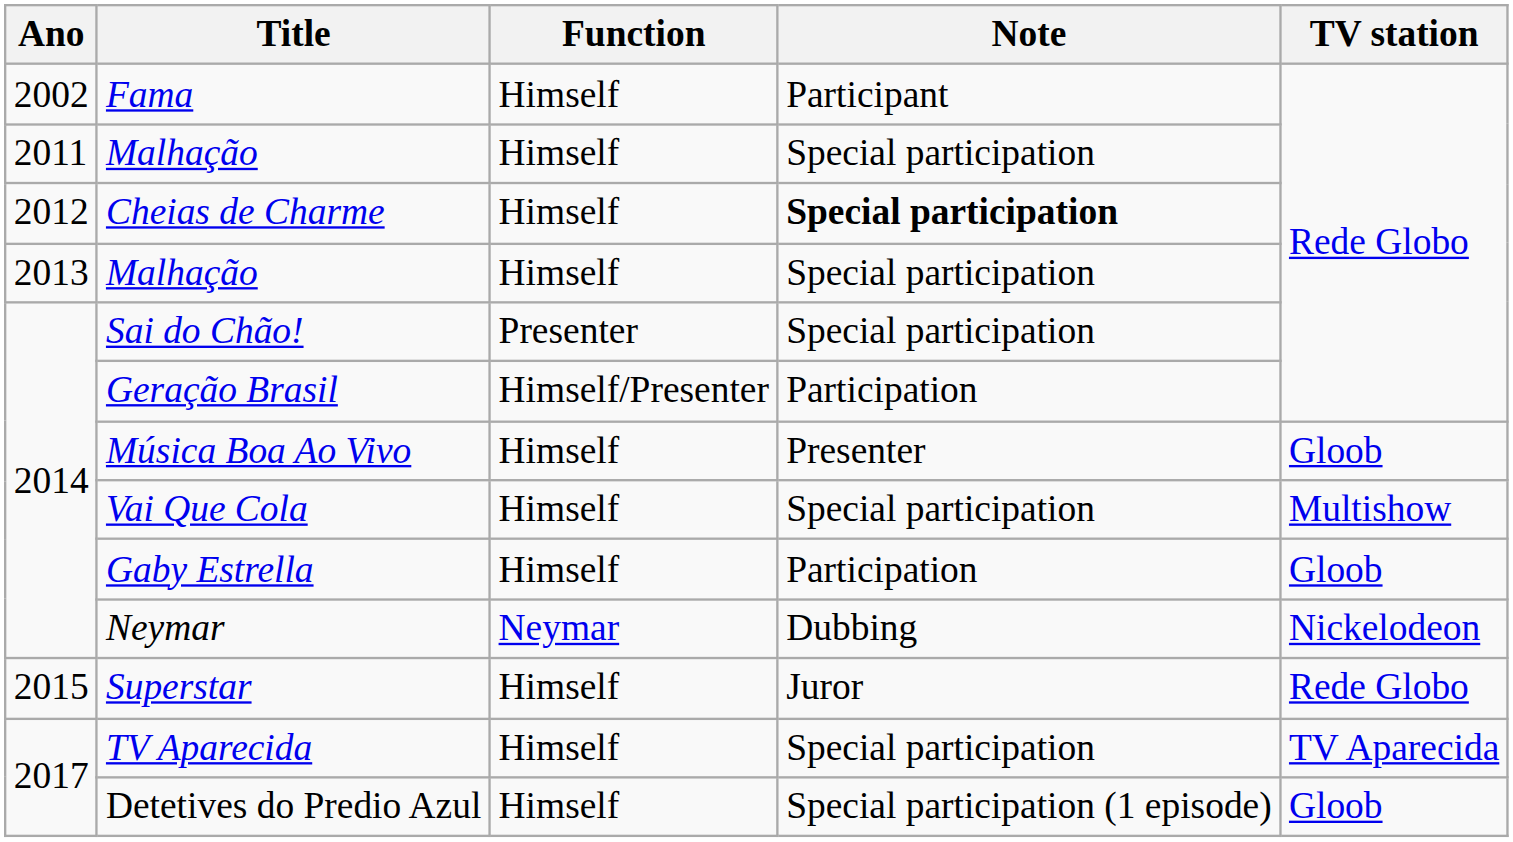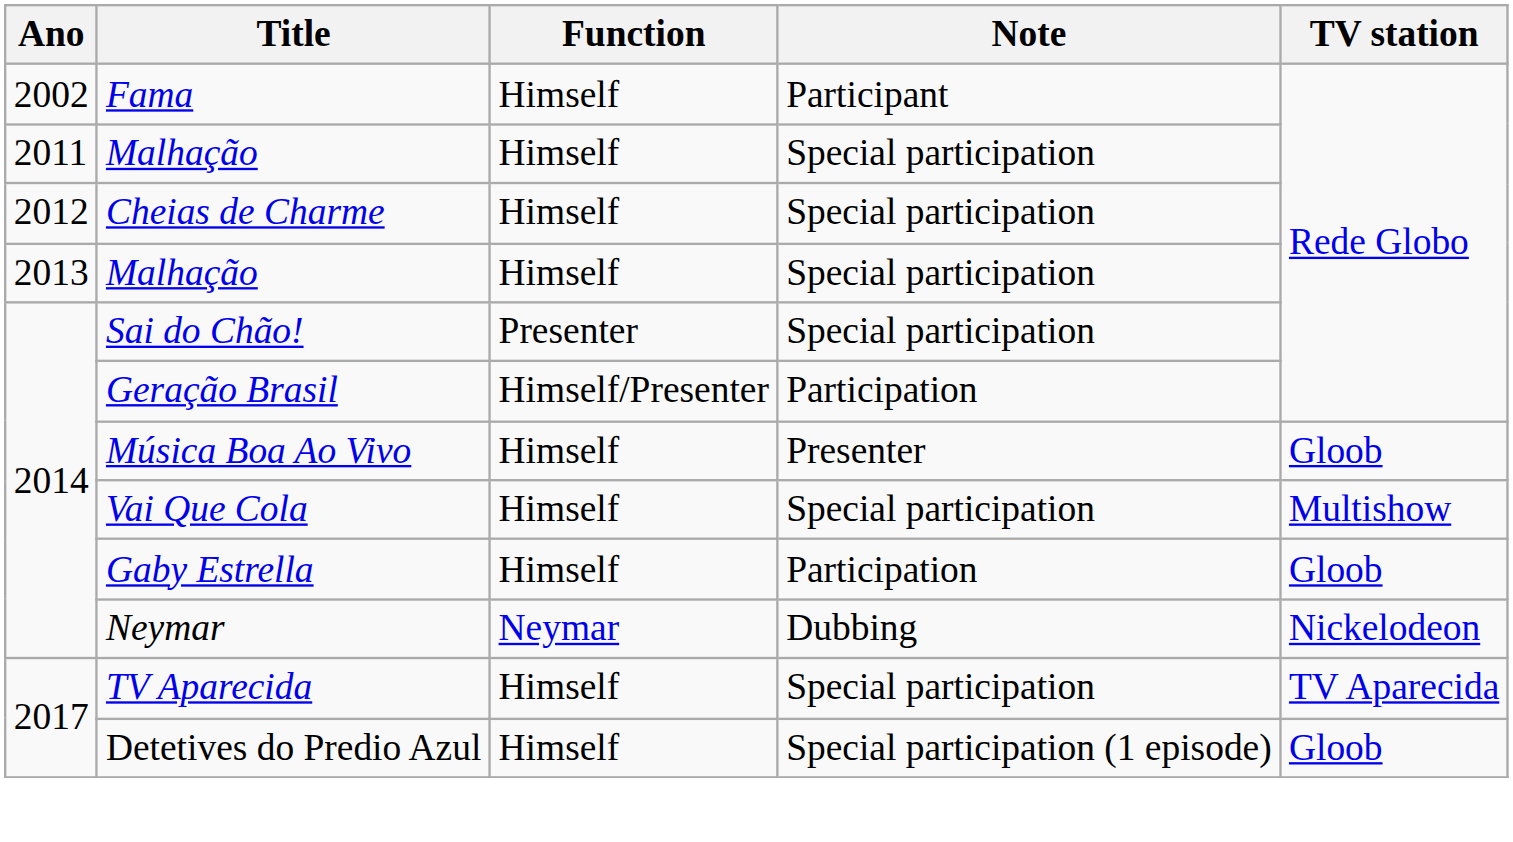(952, 212) bold -> (941, 212) normal
- row: (51, 687)
